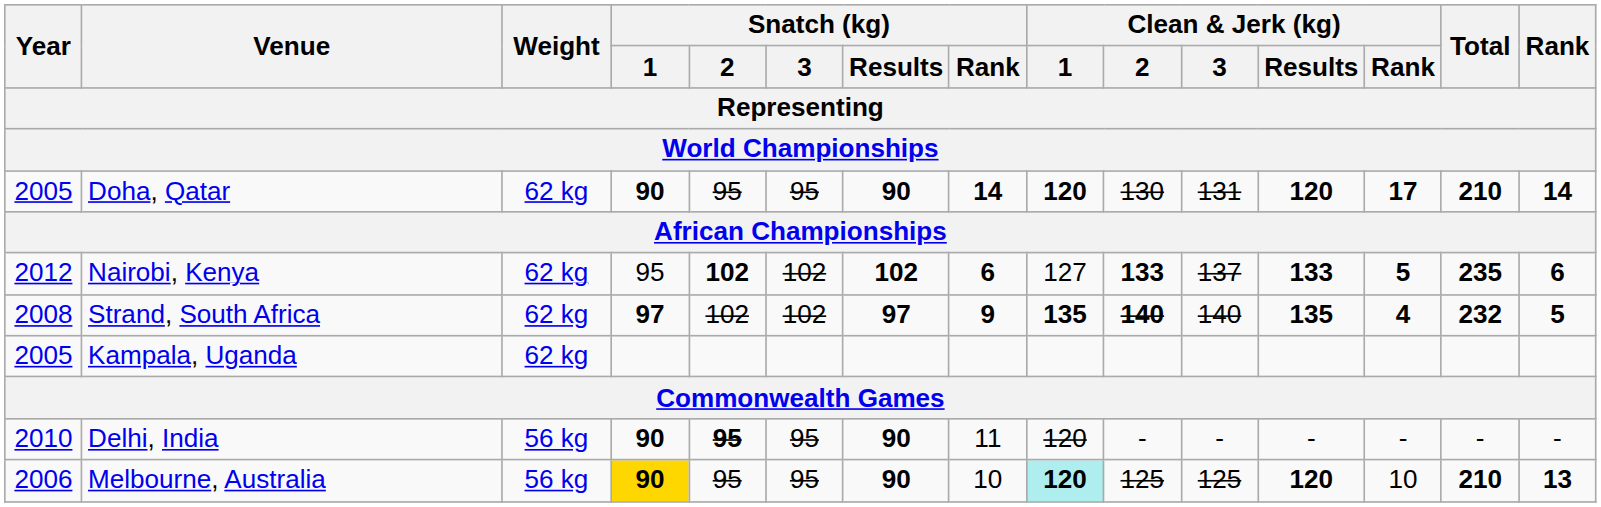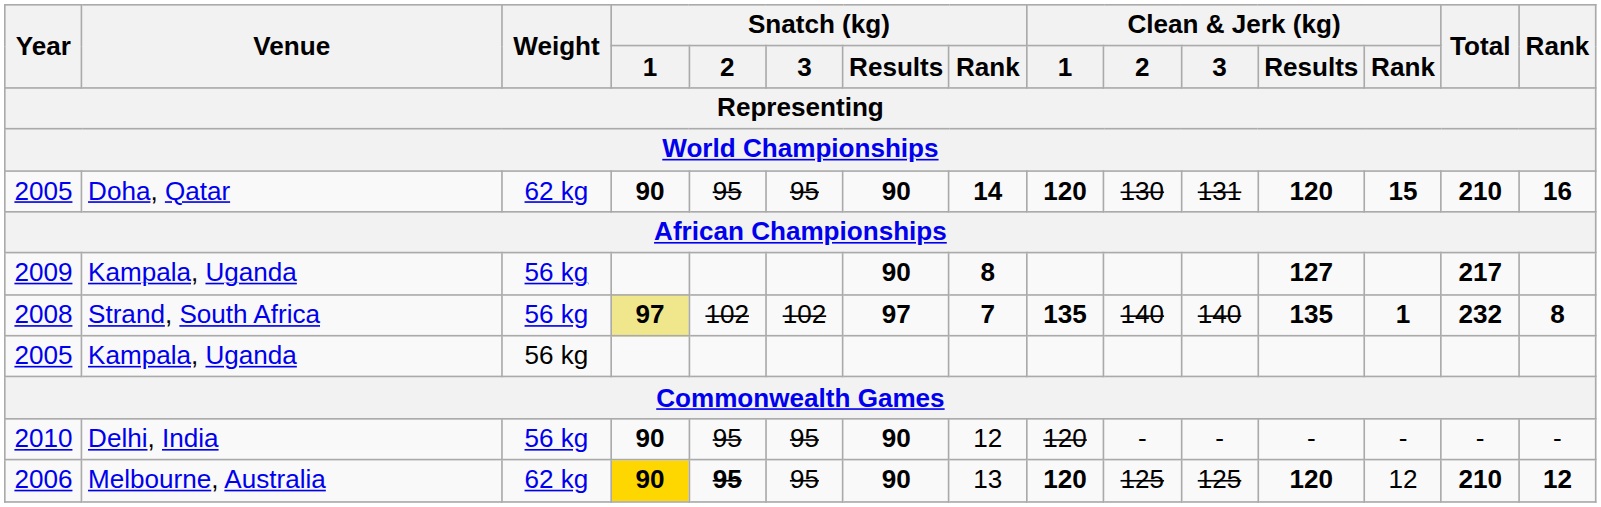(1403, 190) 17 -> (1403, 190) 15
(1557, 190) 14 -> (1557, 190) 16
- row: (43, 273)
+ row: (43, 273)
(556, 314) 62 kg -> (556, 314) 56 kg
(650, 314) no background -> (650, 314) khaki background
(988, 314) 9 -> (988, 314) 7
(1142, 314) bold -> (1142, 314) normal
(1403, 314) 4 -> (1403, 314) 1
(1557, 314) 5 -> (1557, 314) 8
(556, 356) 62 kg -> (556, 356) 56 kg
(727, 438) bold -> (727, 438) normal
(988, 438) 11 -> (988, 438) 12
(556, 480) 56 kg -> (556, 480) 62 kg
(727, 480) normal -> (727, 480) bold
(988, 480) 10 -> (988, 480) 13
(1065, 480) paleturquoise background -> (1065, 480) no background
(1403, 480) 10 -> (1403, 480) 12
(1557, 480) 13 -> (1557, 480) 12
